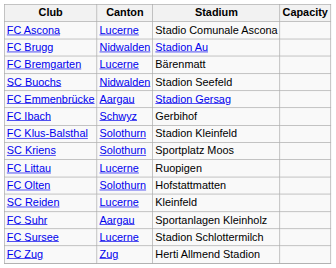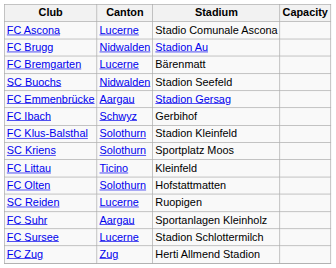(119, 168) Lucerne -> (114, 168) Ticino
(179, 168) Ruopigen -> (176, 168) Kleinfeld
(176, 202) Kleinfeld -> (179, 202) Ruopigen
